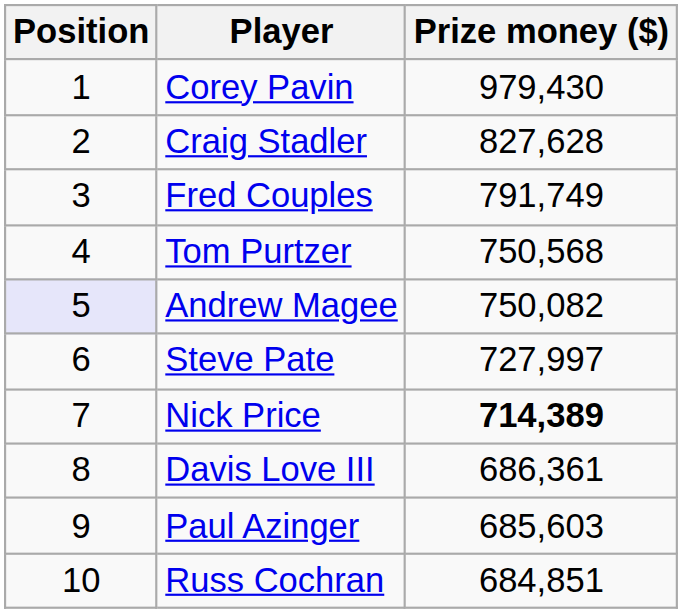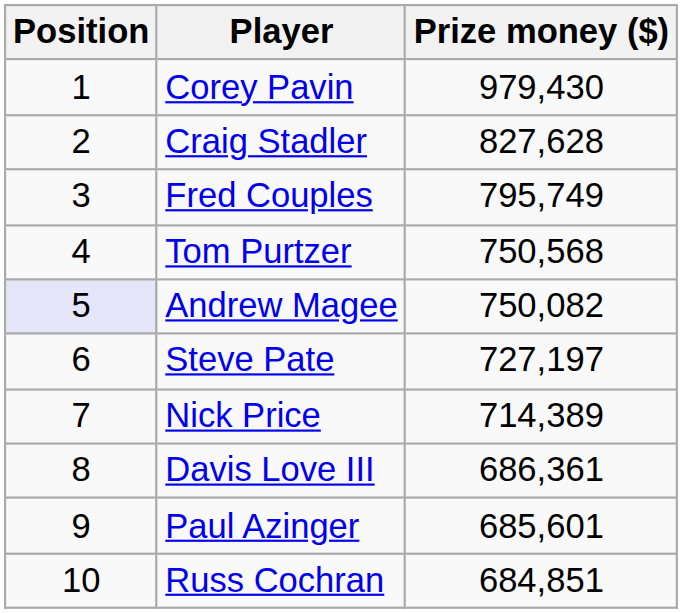(541, 196) 791,749 -> (541, 196) 795,749
(541, 360) 727,997 -> (541, 360) 727,197
(541, 415) bold -> (541, 415) normal
(541, 525) 685,603 -> (541, 525) 685,601
